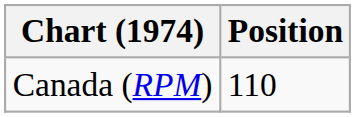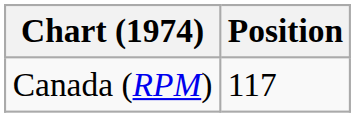(252, 84) 110 -> (252, 84) 117
